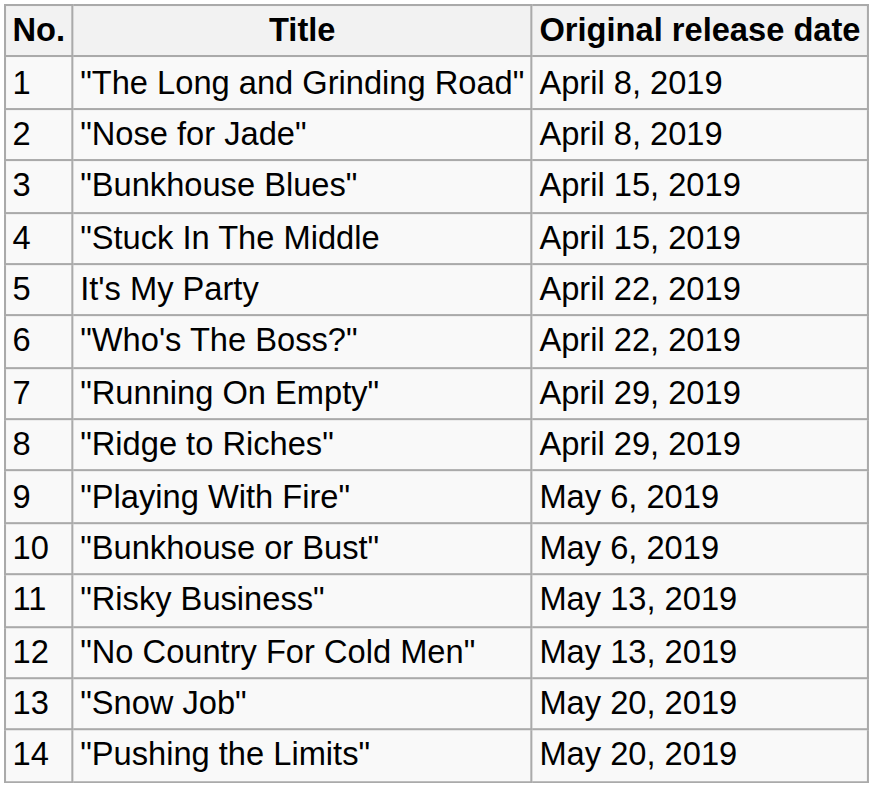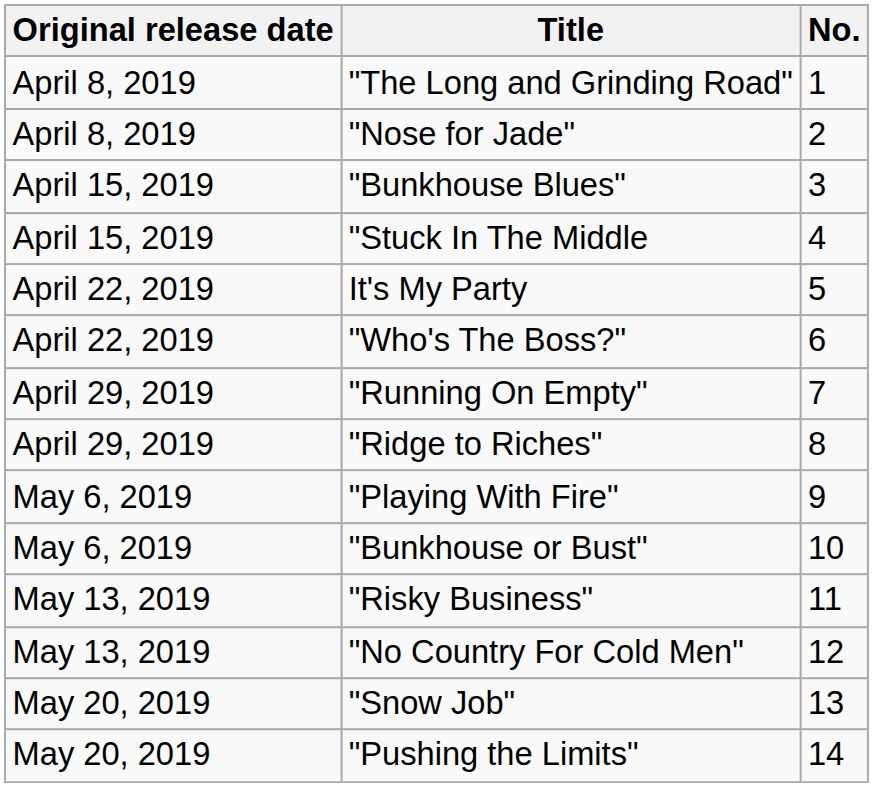columns swapped: (39, 30) <-> (700, 30)
